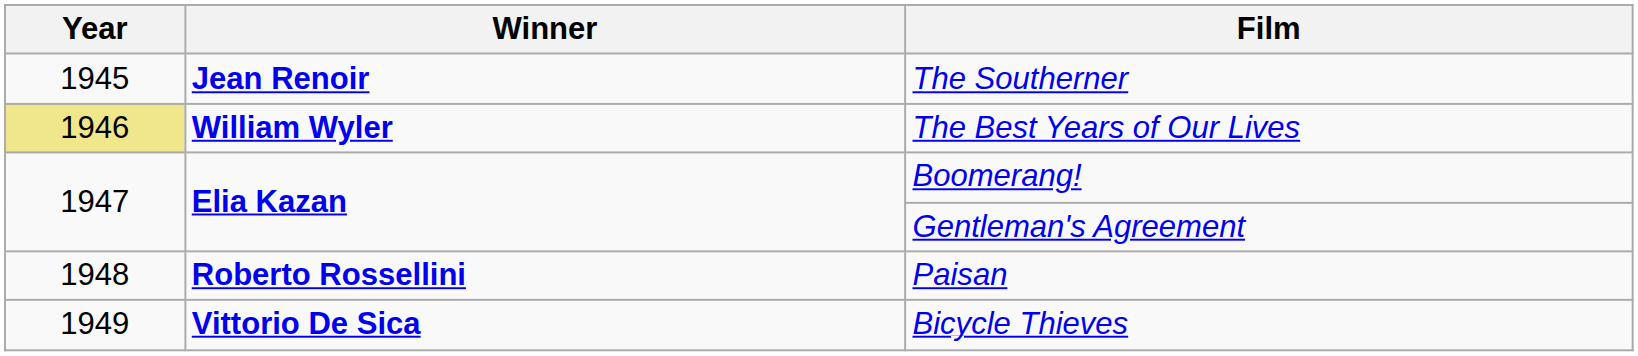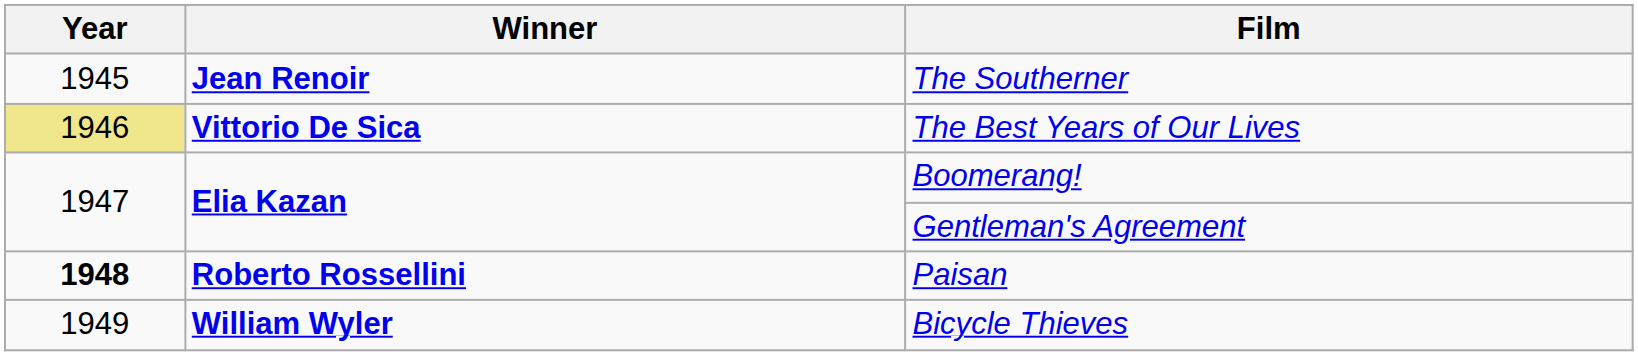(292, 127) William Wyler -> (306, 127) Vittorio De Sica
(95, 275) normal -> (95, 275) bold
(306, 324) Vittorio De Sica -> (292, 324) William Wyler
